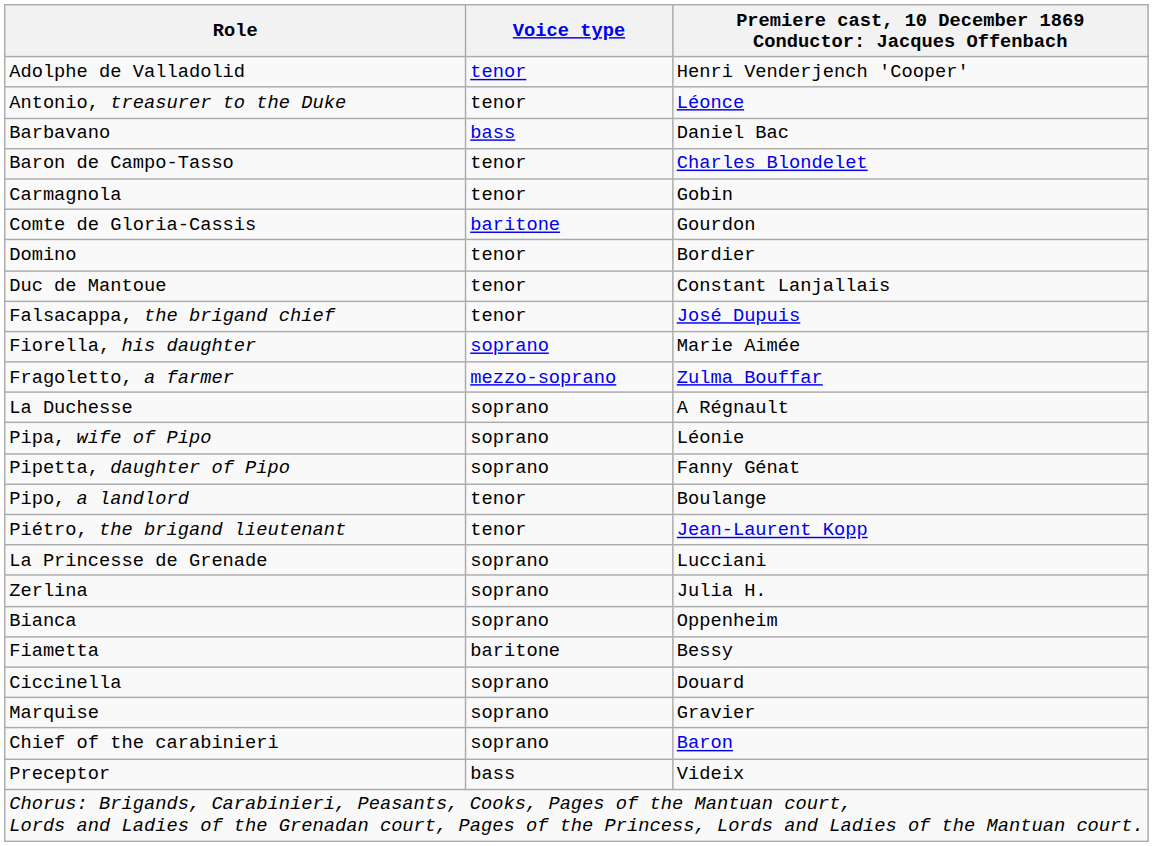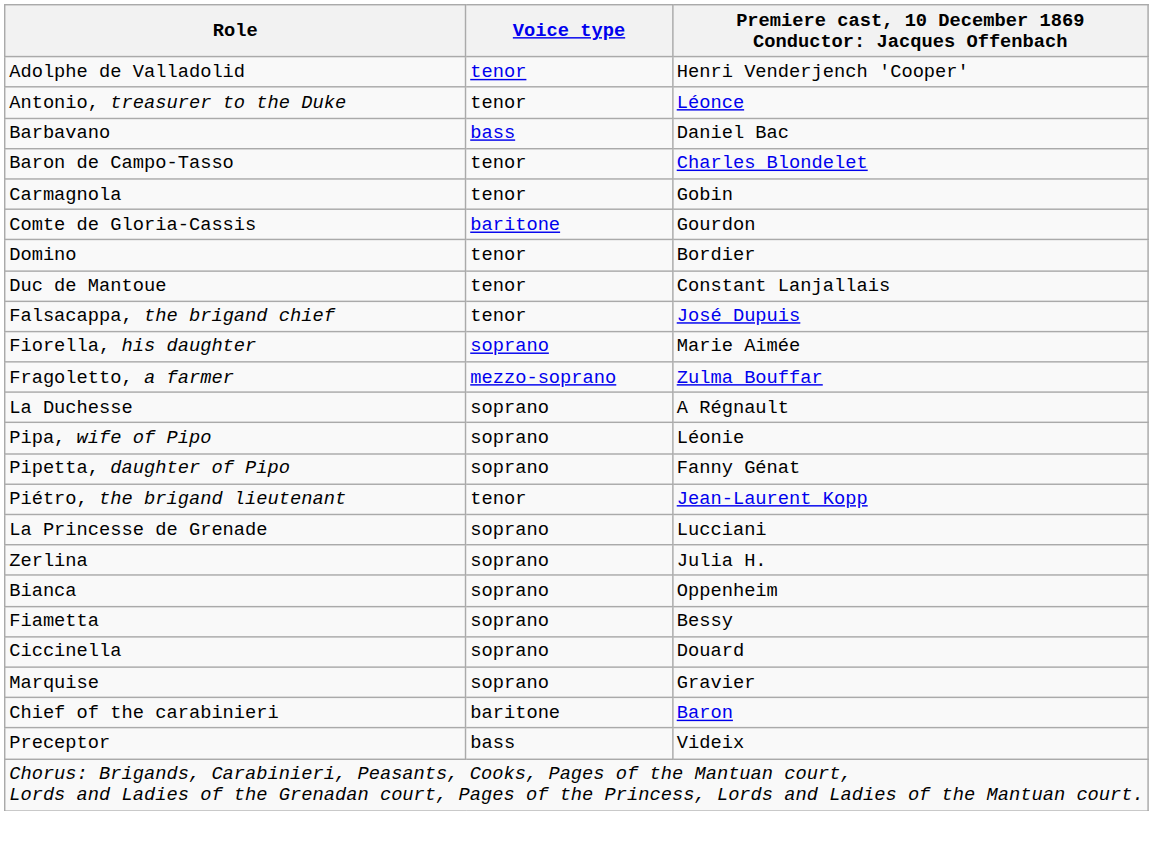- row: (99, 499)
(515, 652) baritone -> (510, 621) soprano
(510, 743) soprano -> (515, 713) baritone
